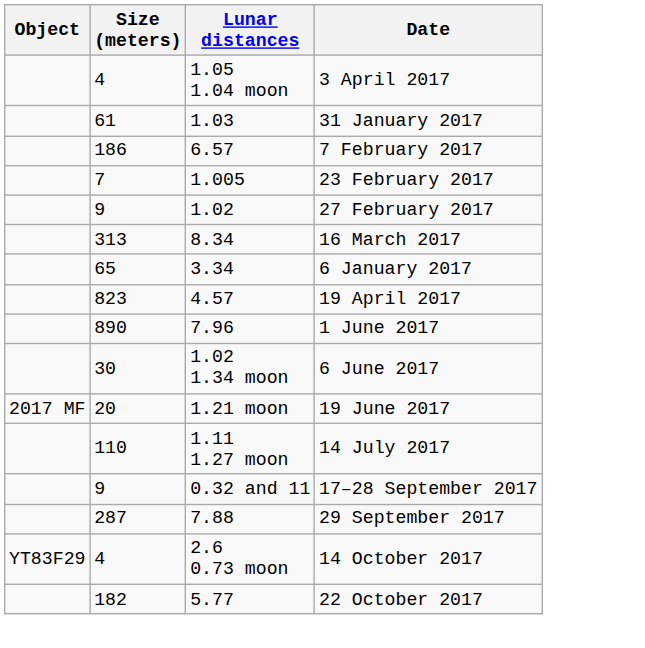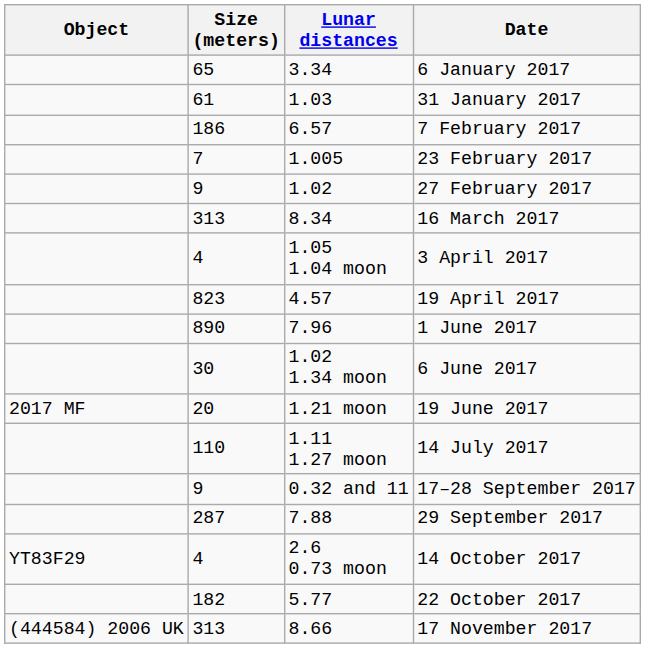rows swapped: (395, 269) <-> (385, 81)
+ row: (505, 629)
